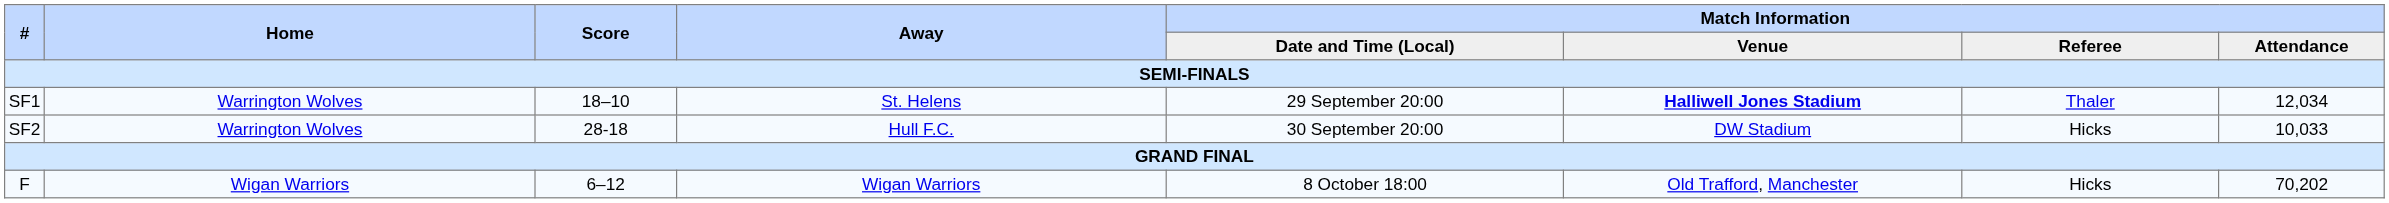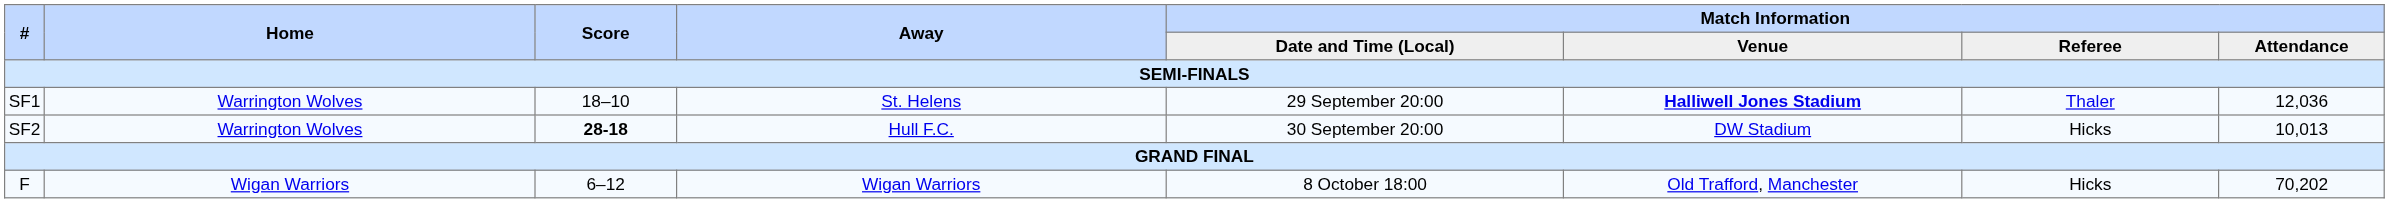(2302, 101) 12,034 -> (2302, 101) 12,036
(606, 129) normal -> (606, 129) bold
(2302, 129) 10,033 -> (2302, 129) 10,013
